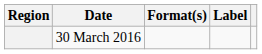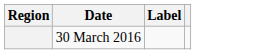- column: (177, 15)
